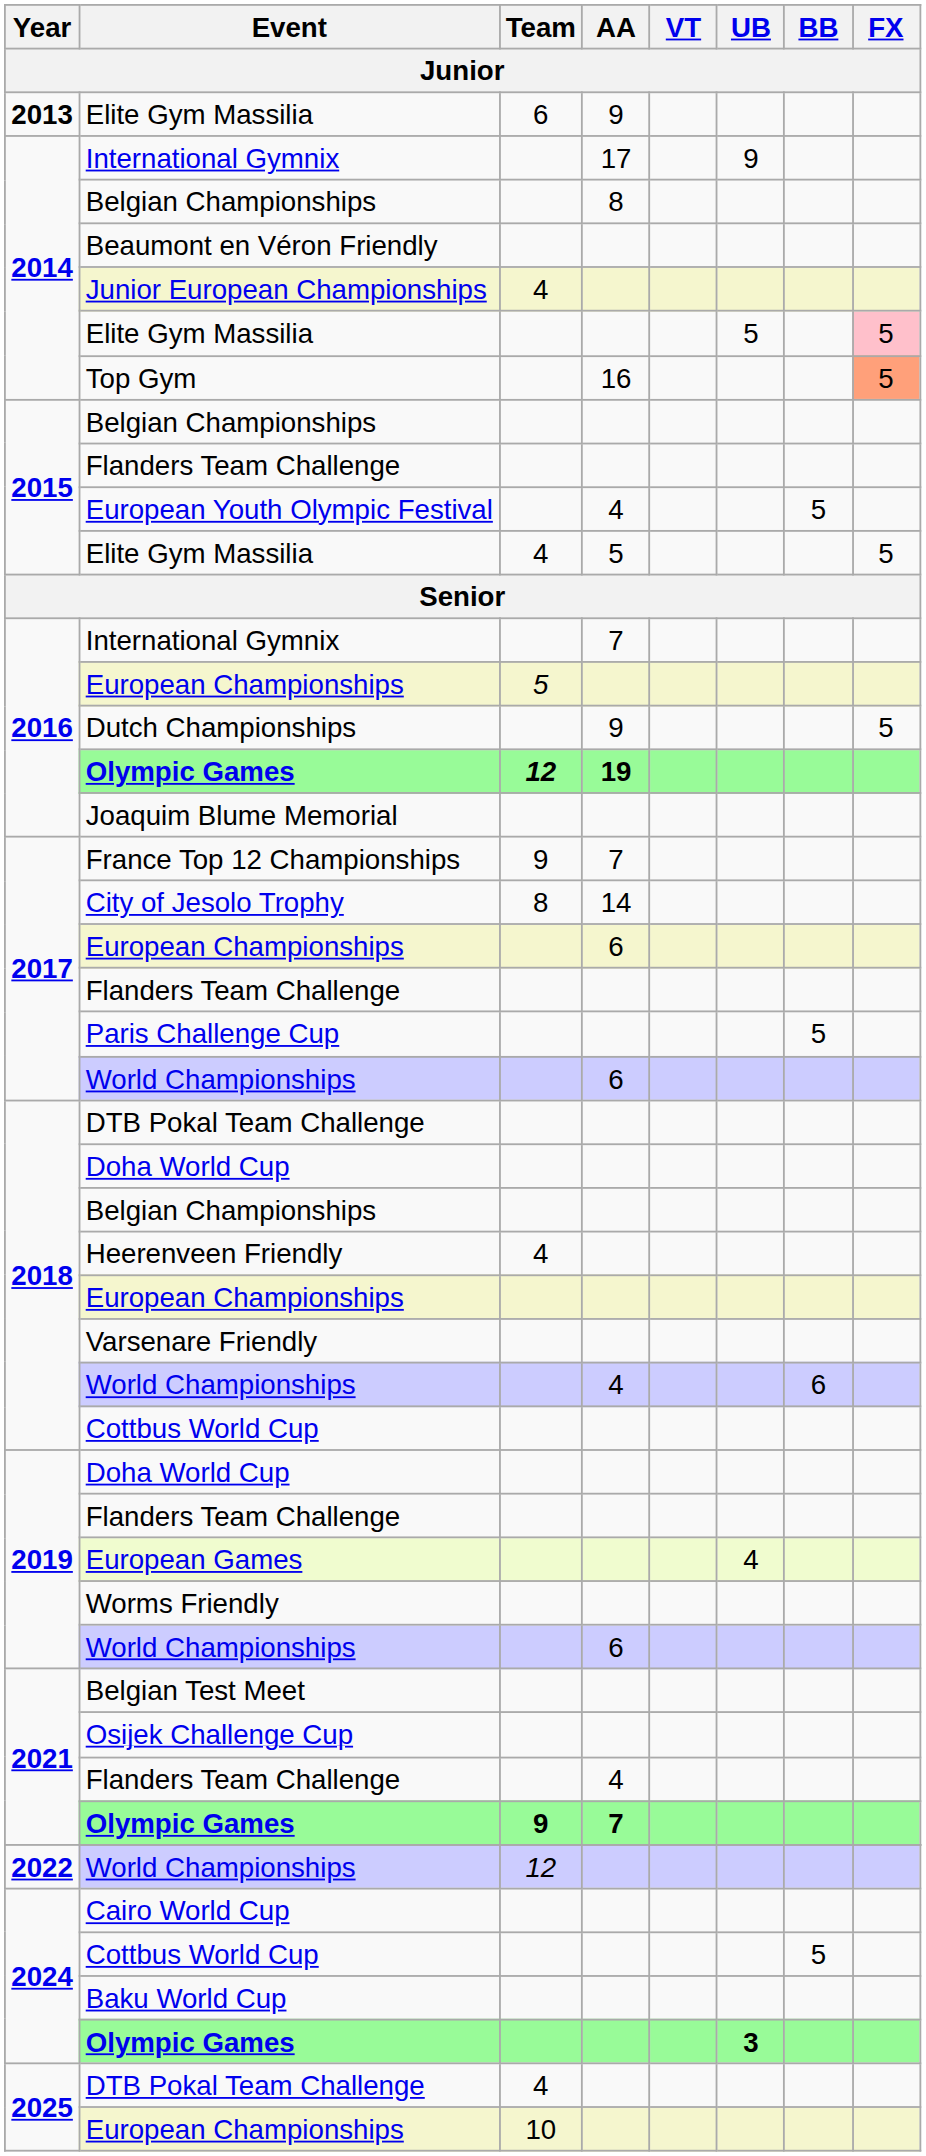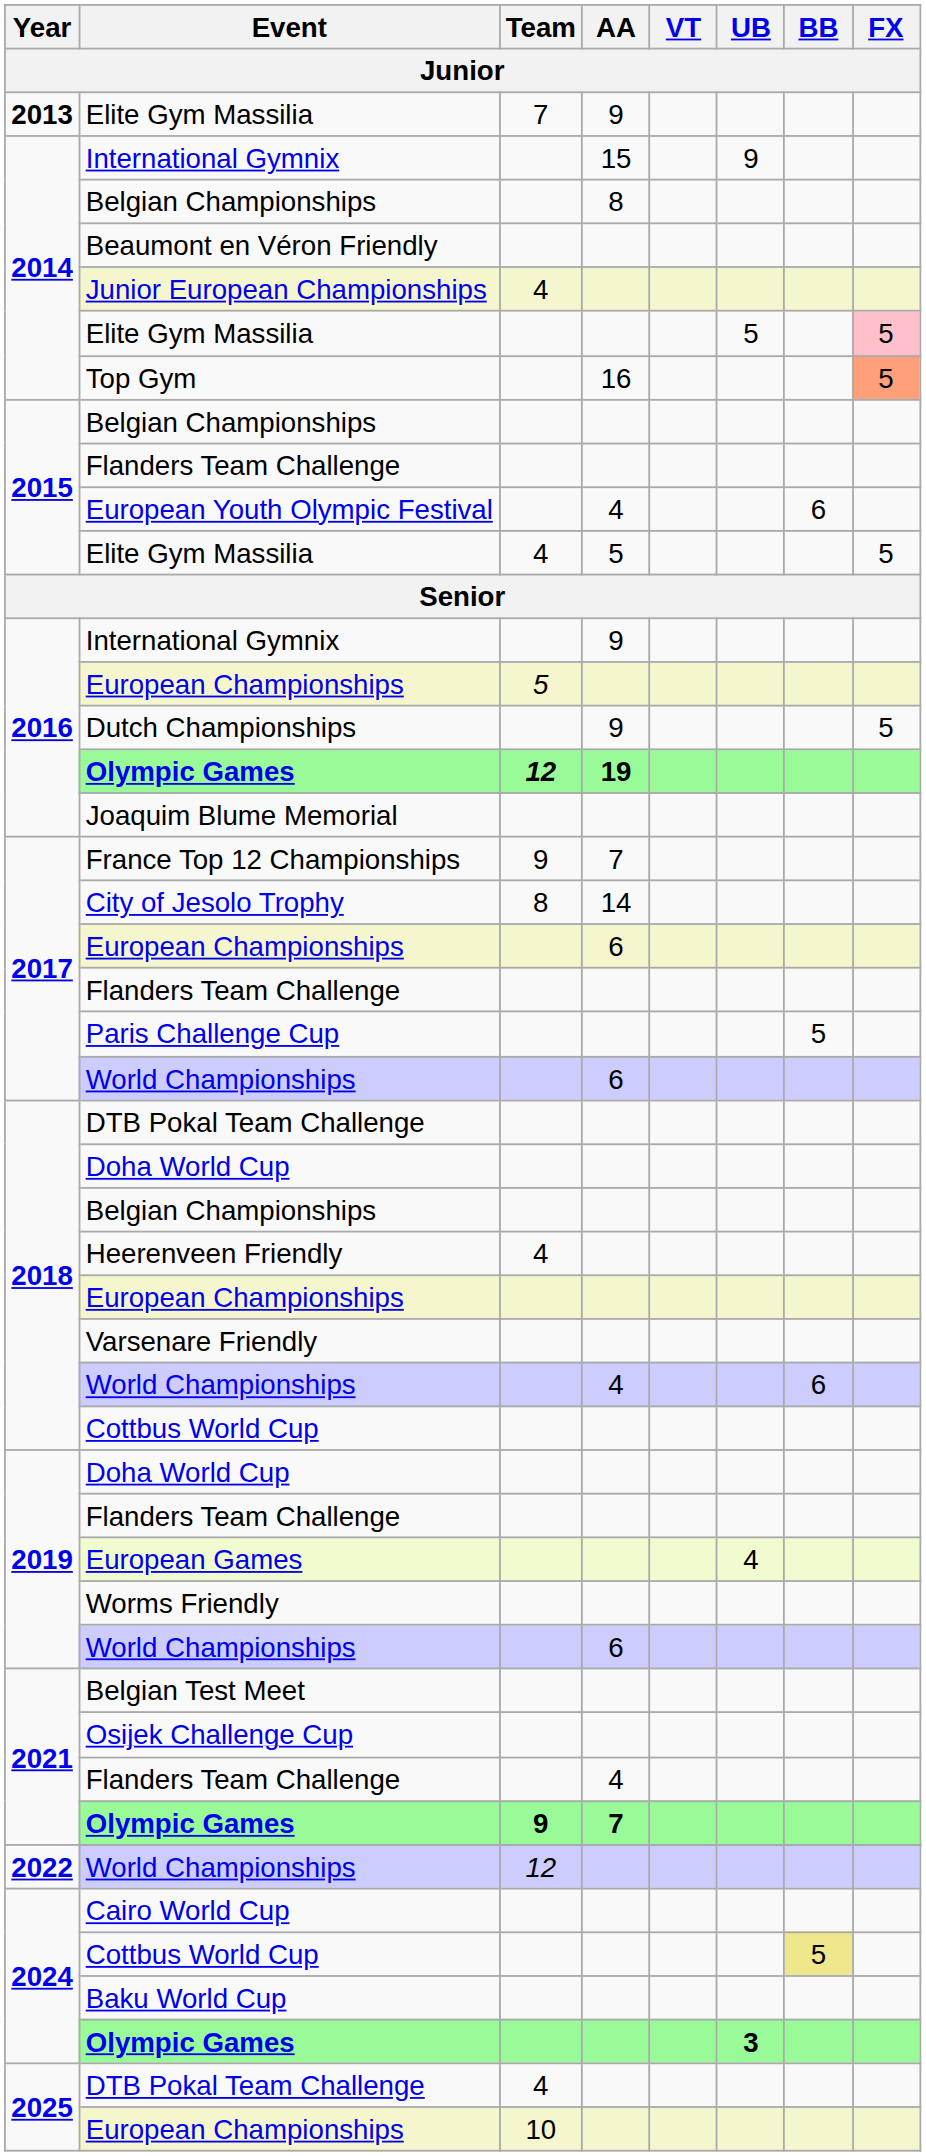(541, 115) 6 -> (541, 115) 7
(616, 158) 17 -> (616, 158) 15
(818, 509) 5 -> (818, 509) 6
(616, 640) 7 -> (616, 640) 9
(818, 1954) no background -> (818, 1954) khaki background
